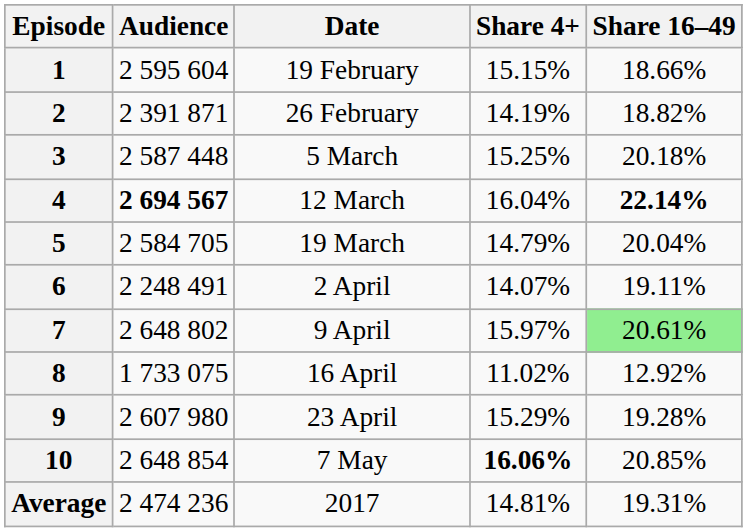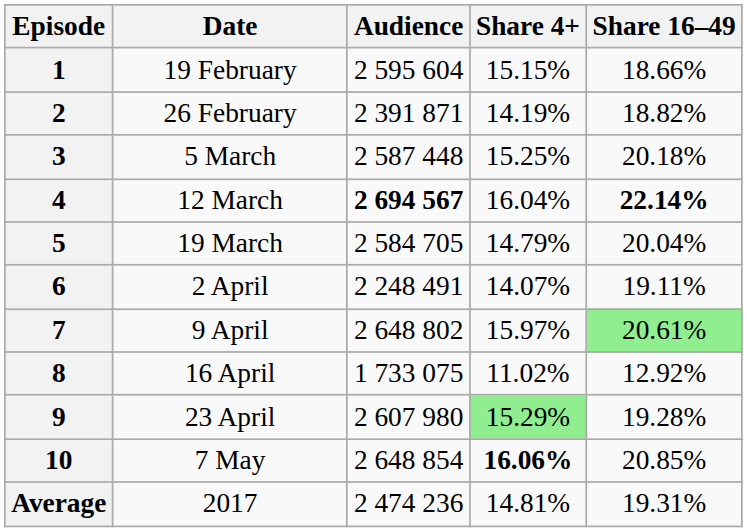columns swapped: (352, 26) <-> (174, 26)
(528, 416) no background -> (528, 416) lightgreen background
